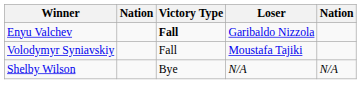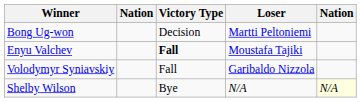+ row: (40, 32)
(271, 32) Garibaldo Nizzola -> (265, 50) Moustafa Tajiki
(265, 50) Moustafa Tajiki -> (271, 69) Garibaldo Nizzola
(329, 69) no background -> (329, 87) lightyellow background
